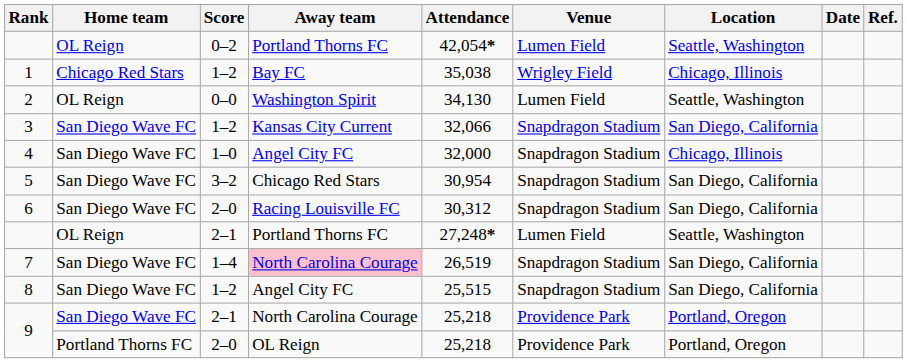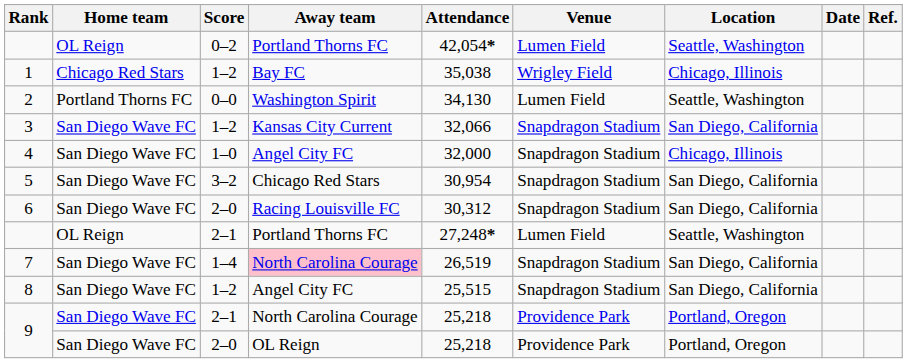(90, 99) OL Reign -> (124, 99) Portland Thorns FC
(124, 343) Portland Thorns FC -> (126, 343) San Diego Wave FC
